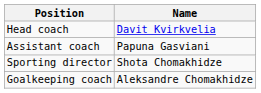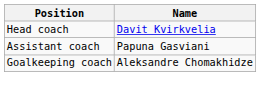- row: (59, 63)
